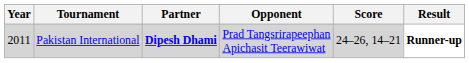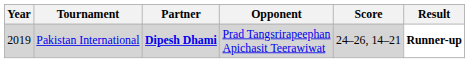(19, 41) 2011 -> (19, 41) 2019
